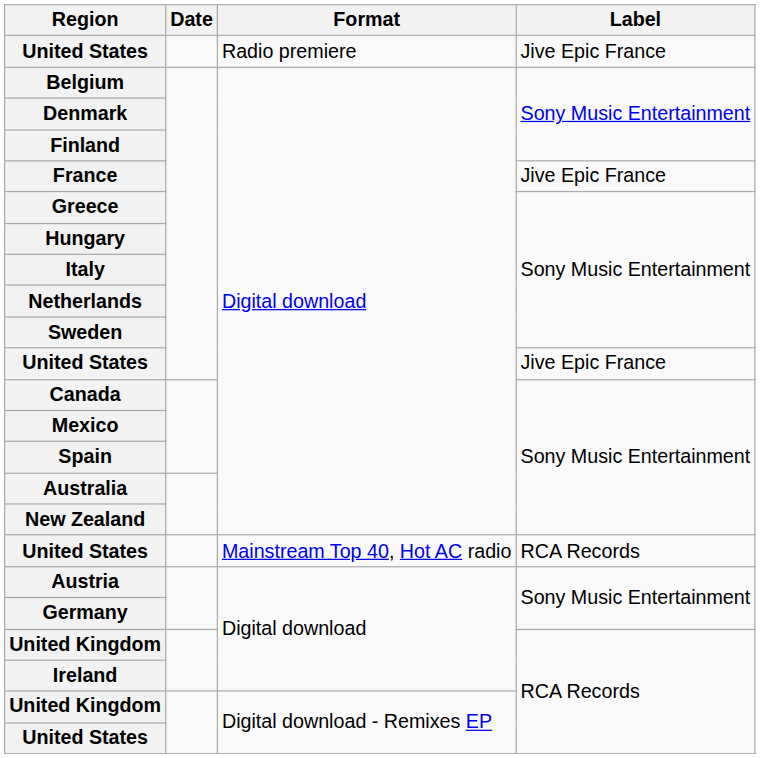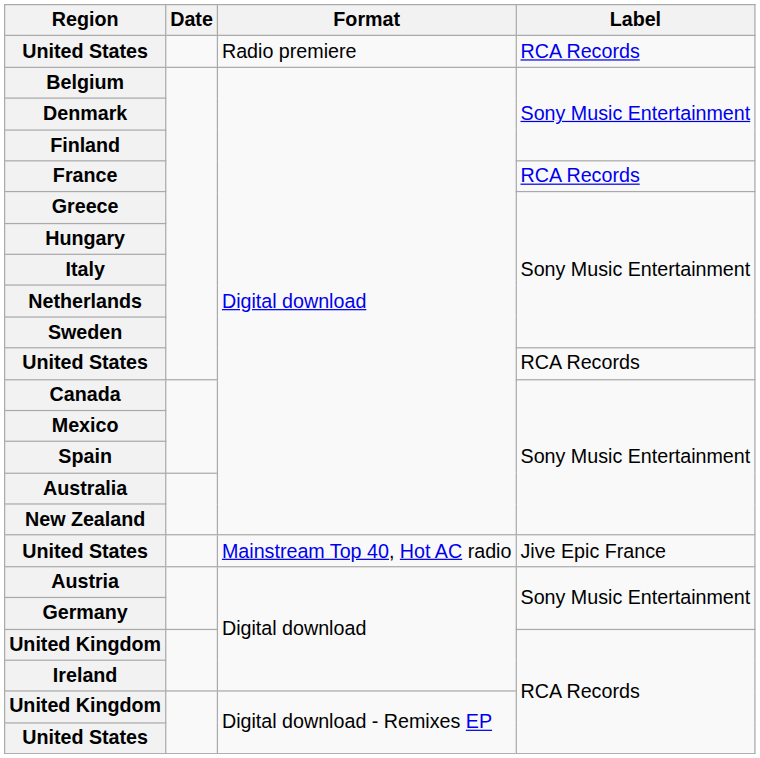(593, 51) Jive Epic France -> (580, 51) RCA Records
(593, 176) Jive Epic France -> (580, 176) RCA Records
(593, 363) Jive Epic France -> (580, 363) RCA Records
(580, 550) RCA Records -> (593, 550) Jive Epic France
